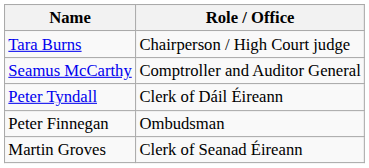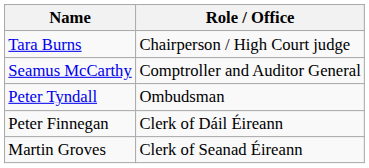(211, 96) Clerk of Dáil Éireann -> (182, 96) Ombudsman
(182, 123) Ombudsman -> (211, 123) Clerk of Dáil Éireann
